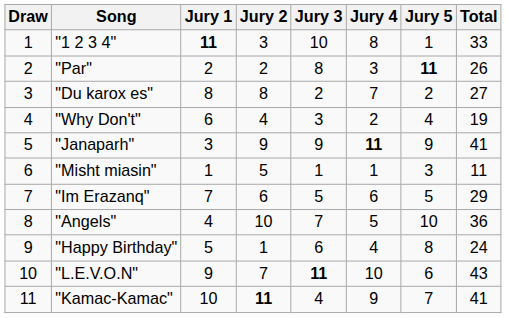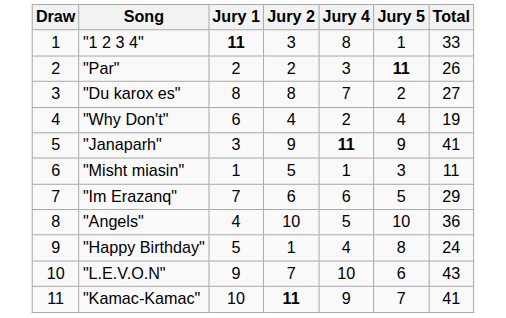- column: (319, 17)
